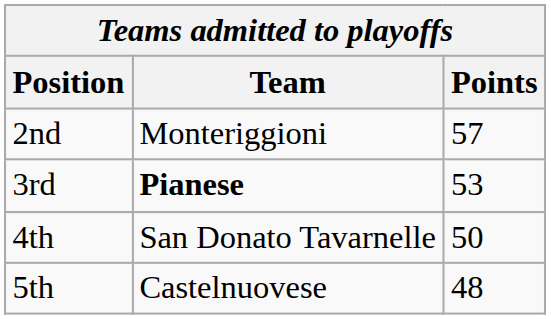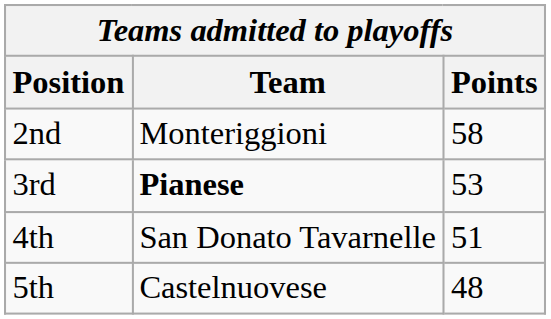(467, 133) 57 -> (467, 133) 58
(467, 236) 50 -> (467, 236) 51
